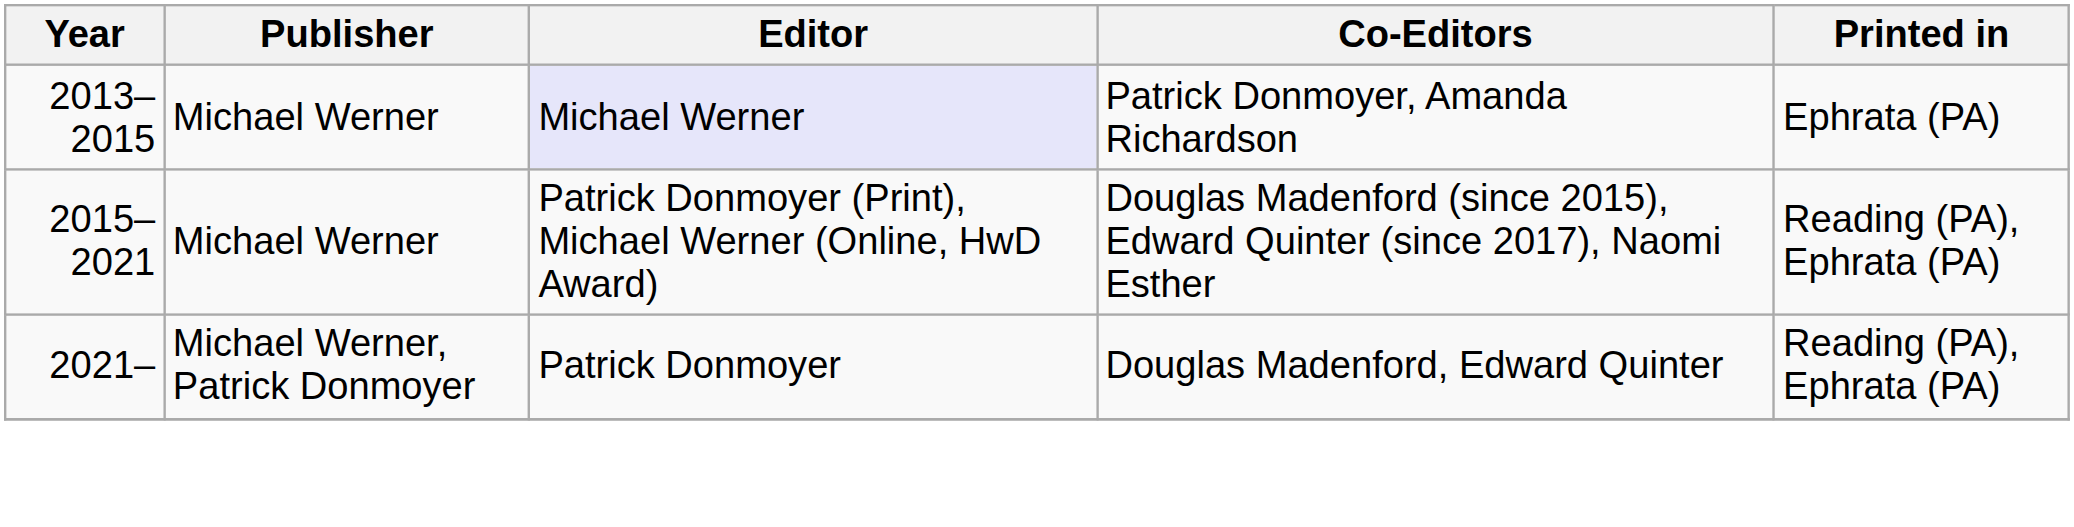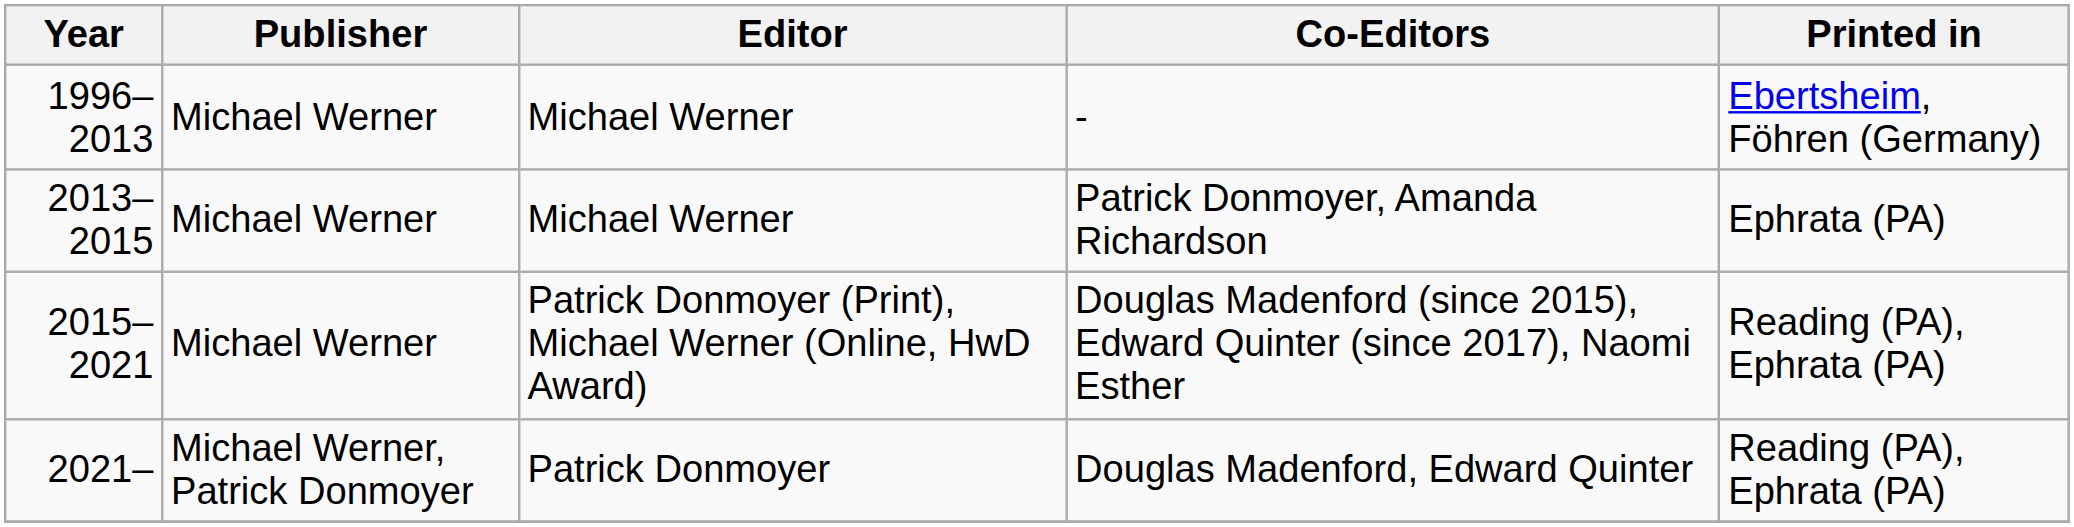+ row: (1081, 116)
(671, 116) lavender background -> (661, 219) no background
